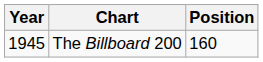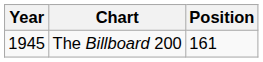(203, 43) 160 -> (203, 43) 161
